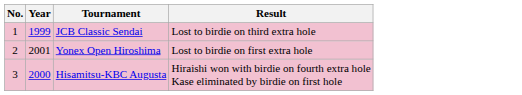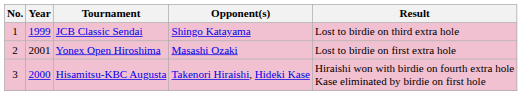+ column: (241, 13)
